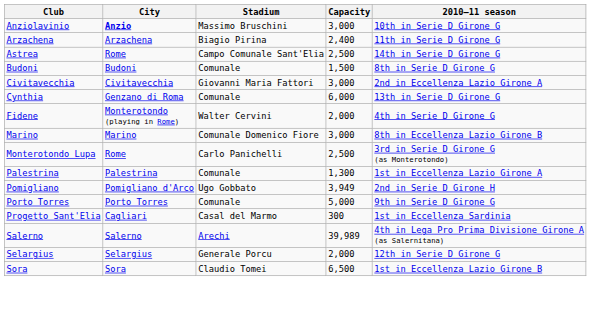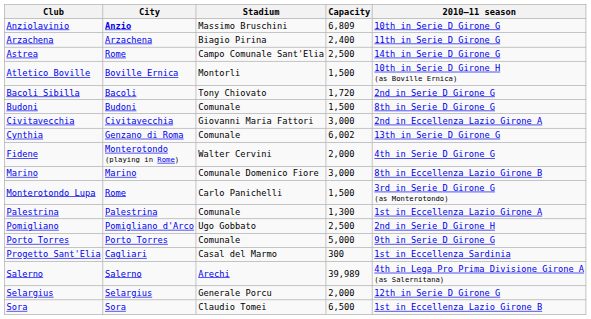(341, 26) 3,000 -> (341, 26) 6,809
+ row: (48, 73)
+ row: (43, 92)
(341, 97) 6,000 -> (341, 135) 6,002
(341, 154) 2,500 -> (341, 193) 1,500
(341, 188) 3,949 -> (341, 226) 2,500
